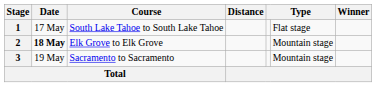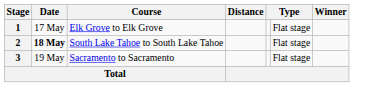(146, 27) South Lake Tahoe to South Lake Tahoe -> (116, 27) Elk Grove to Elk Grove
(116, 43) Elk Grove to Elk Grove -> (146, 43) South Lake Tahoe to South Lake Tahoe
(303, 43) Mountain stage -> (291, 43) Flat stage
(303, 58) Mountain stage -> (291, 58) Flat stage
